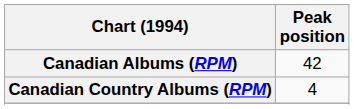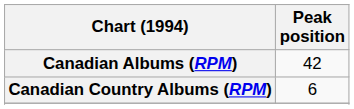(312, 90) 4 -> (312, 90) 6
